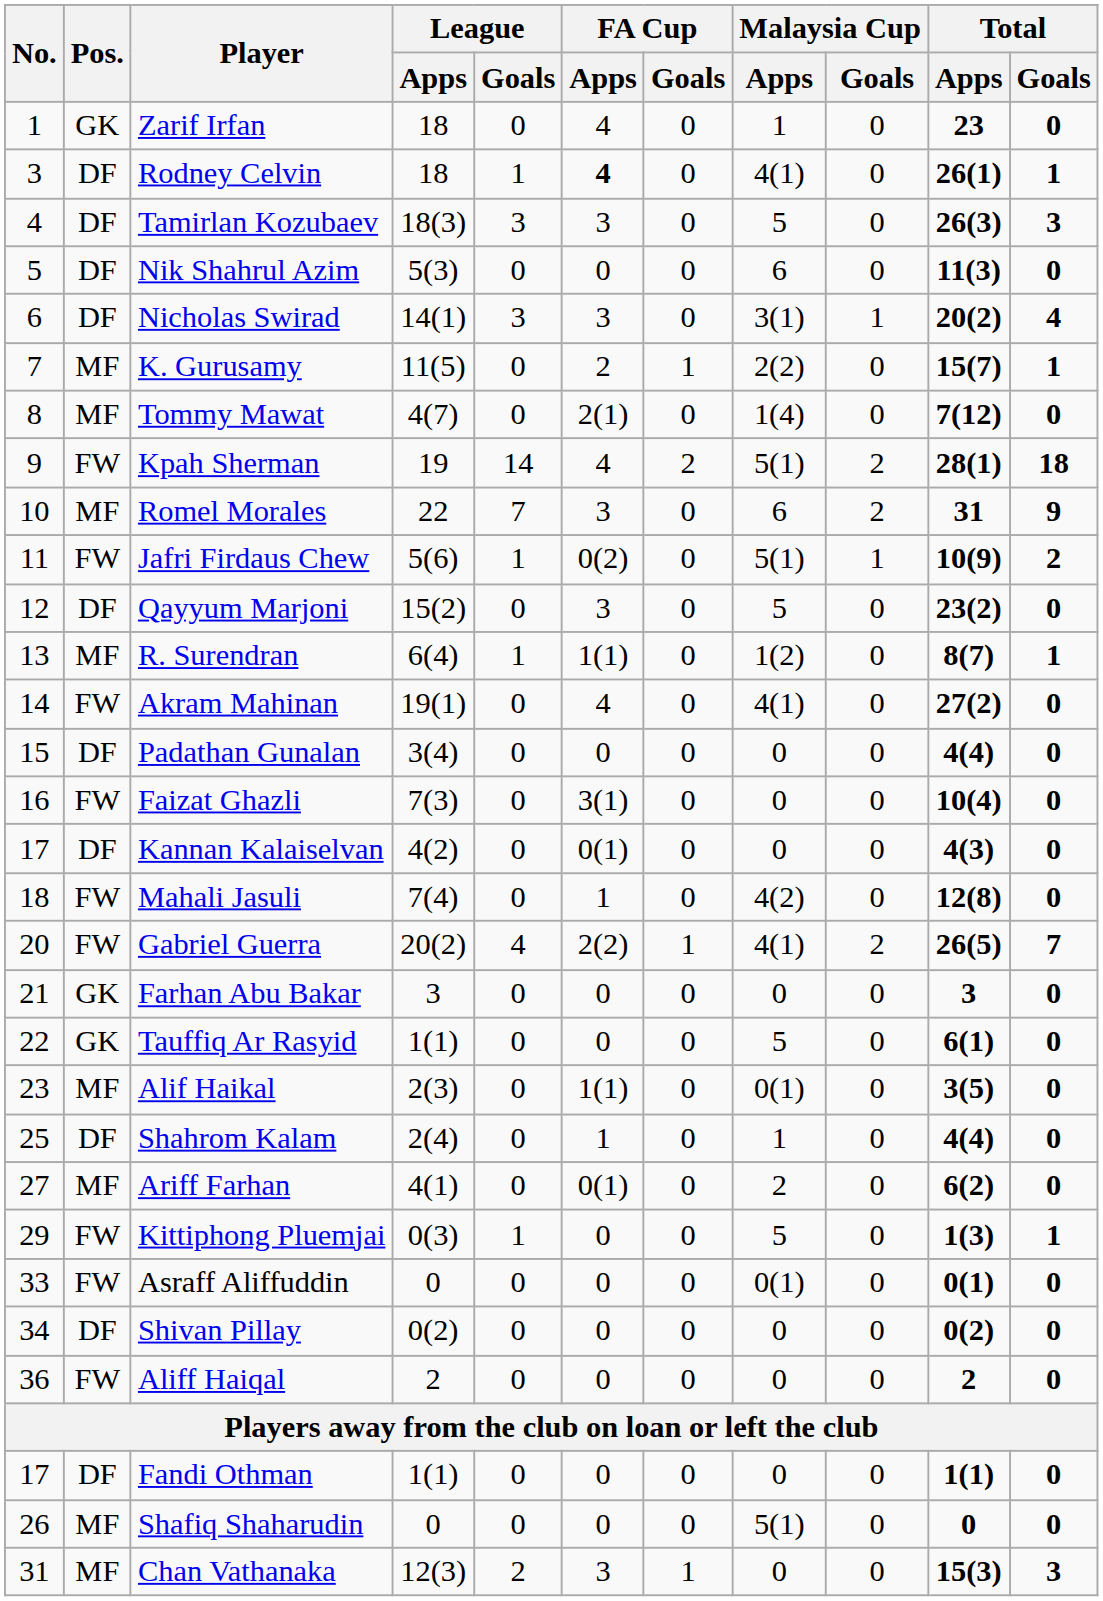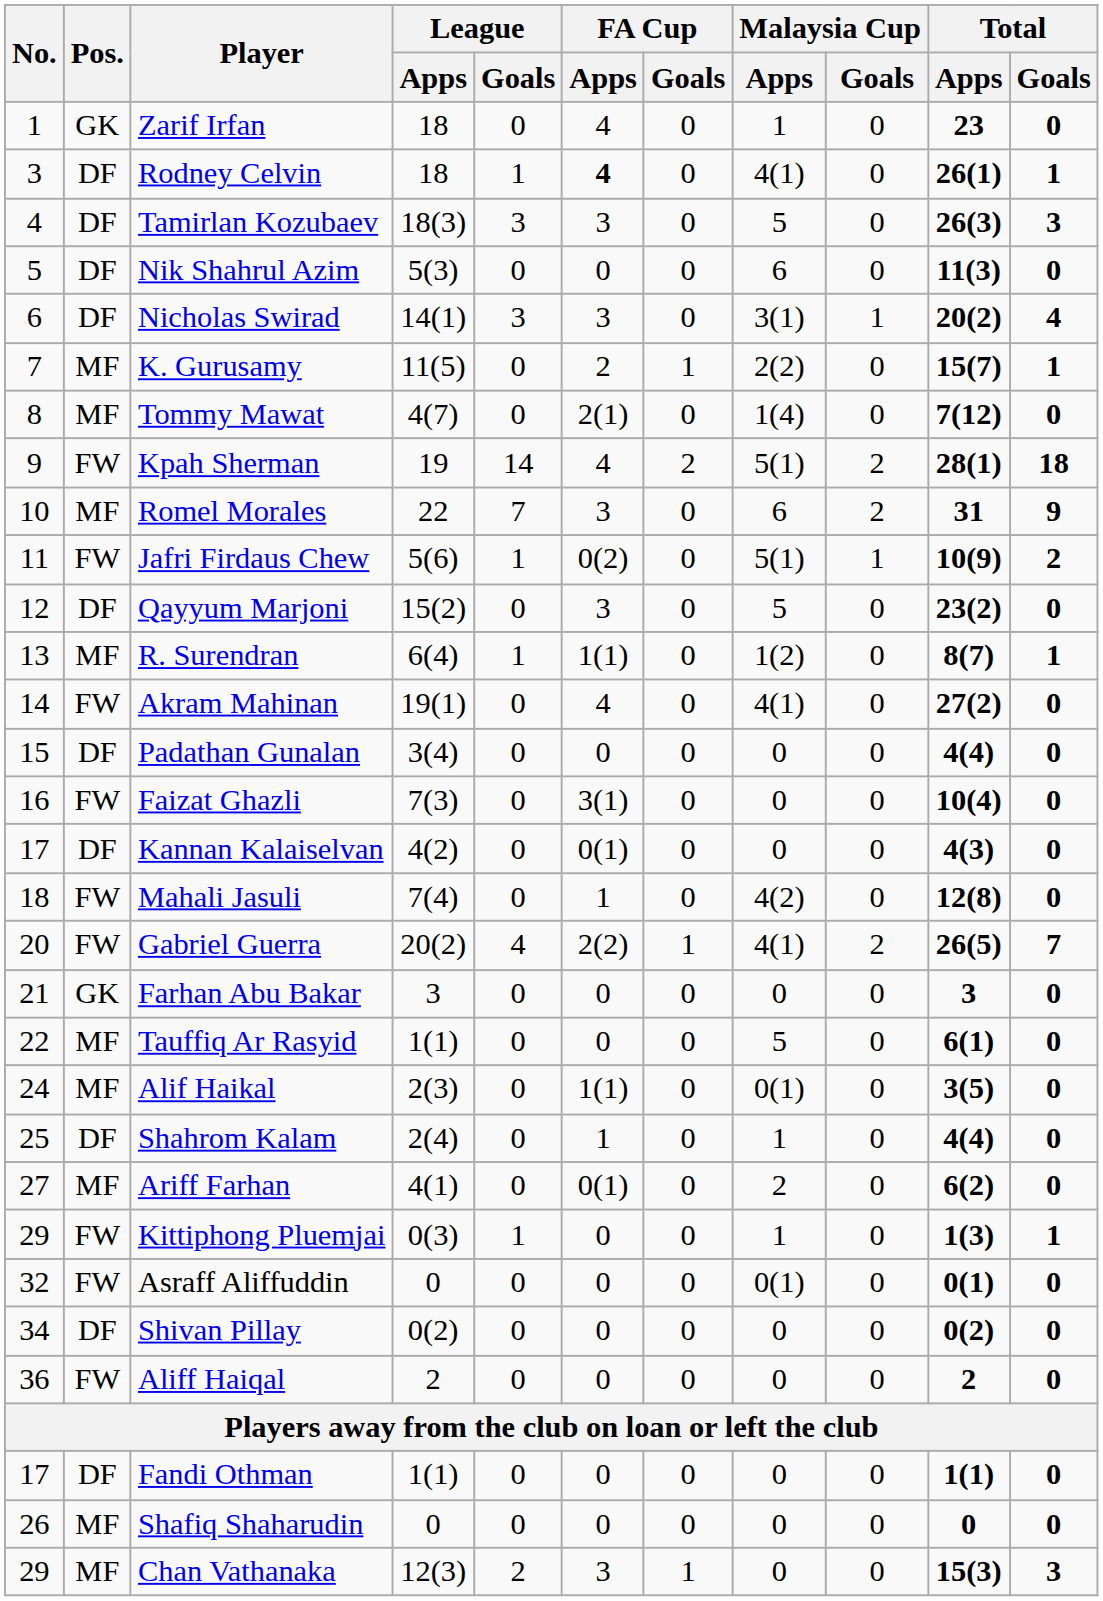(97, 1041) GK -> (97, 1041) MF
(34, 1089) 23 -> (34, 1089) 24
(779, 1233) 5 -> (779, 1233) 1
(34, 1282) 33 -> (34, 1282) 32
(779, 1523) 5(1) -> (779, 1523) 0
(34, 1571) 31 -> (34, 1571) 29
